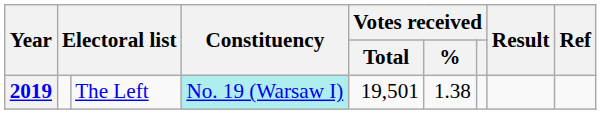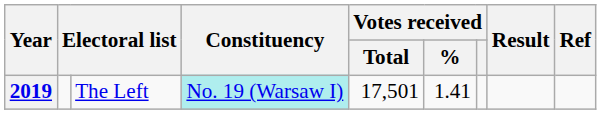(390, 92) 19,501 -> (390, 92) 17,501
(452, 92) 1.38 -> (452, 92) 1.41
